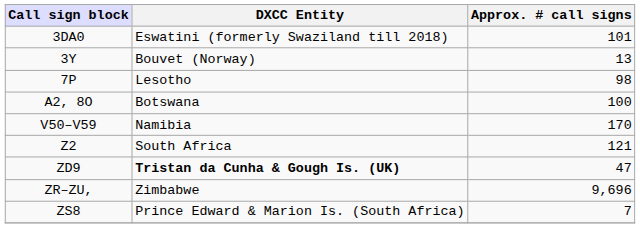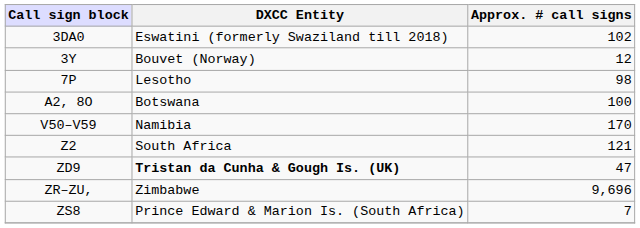(620, 37) 101 -> (620, 37) 102
(624, 59) 13 -> (624, 59) 12
